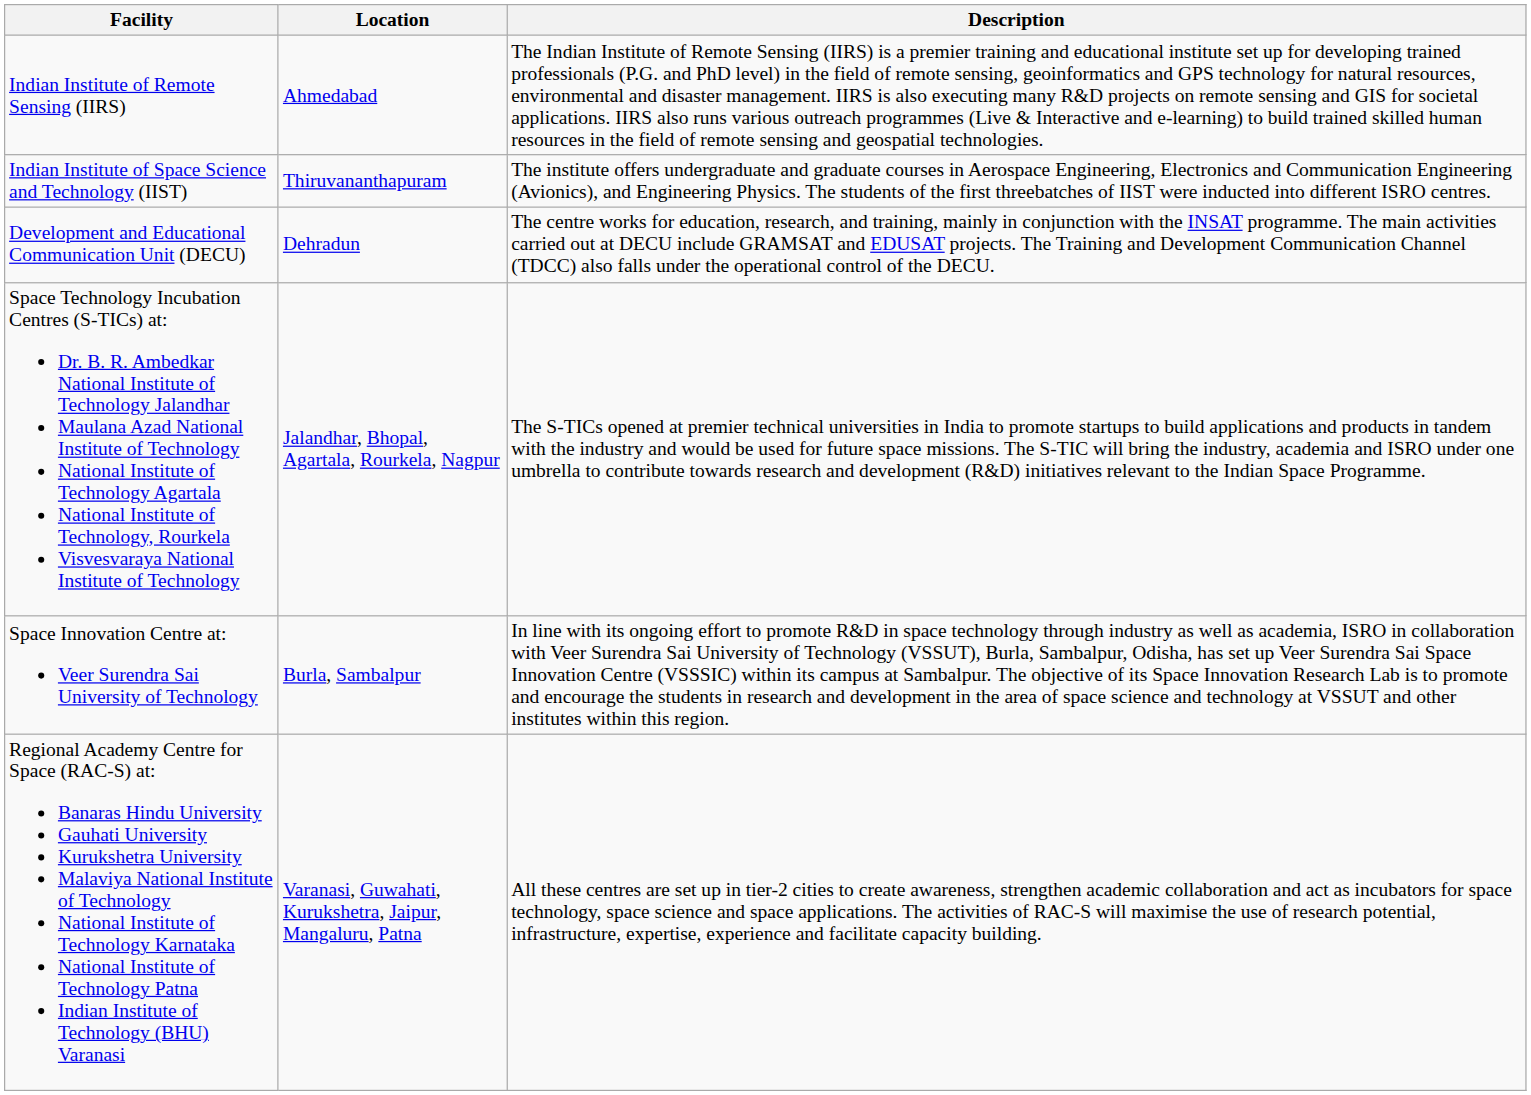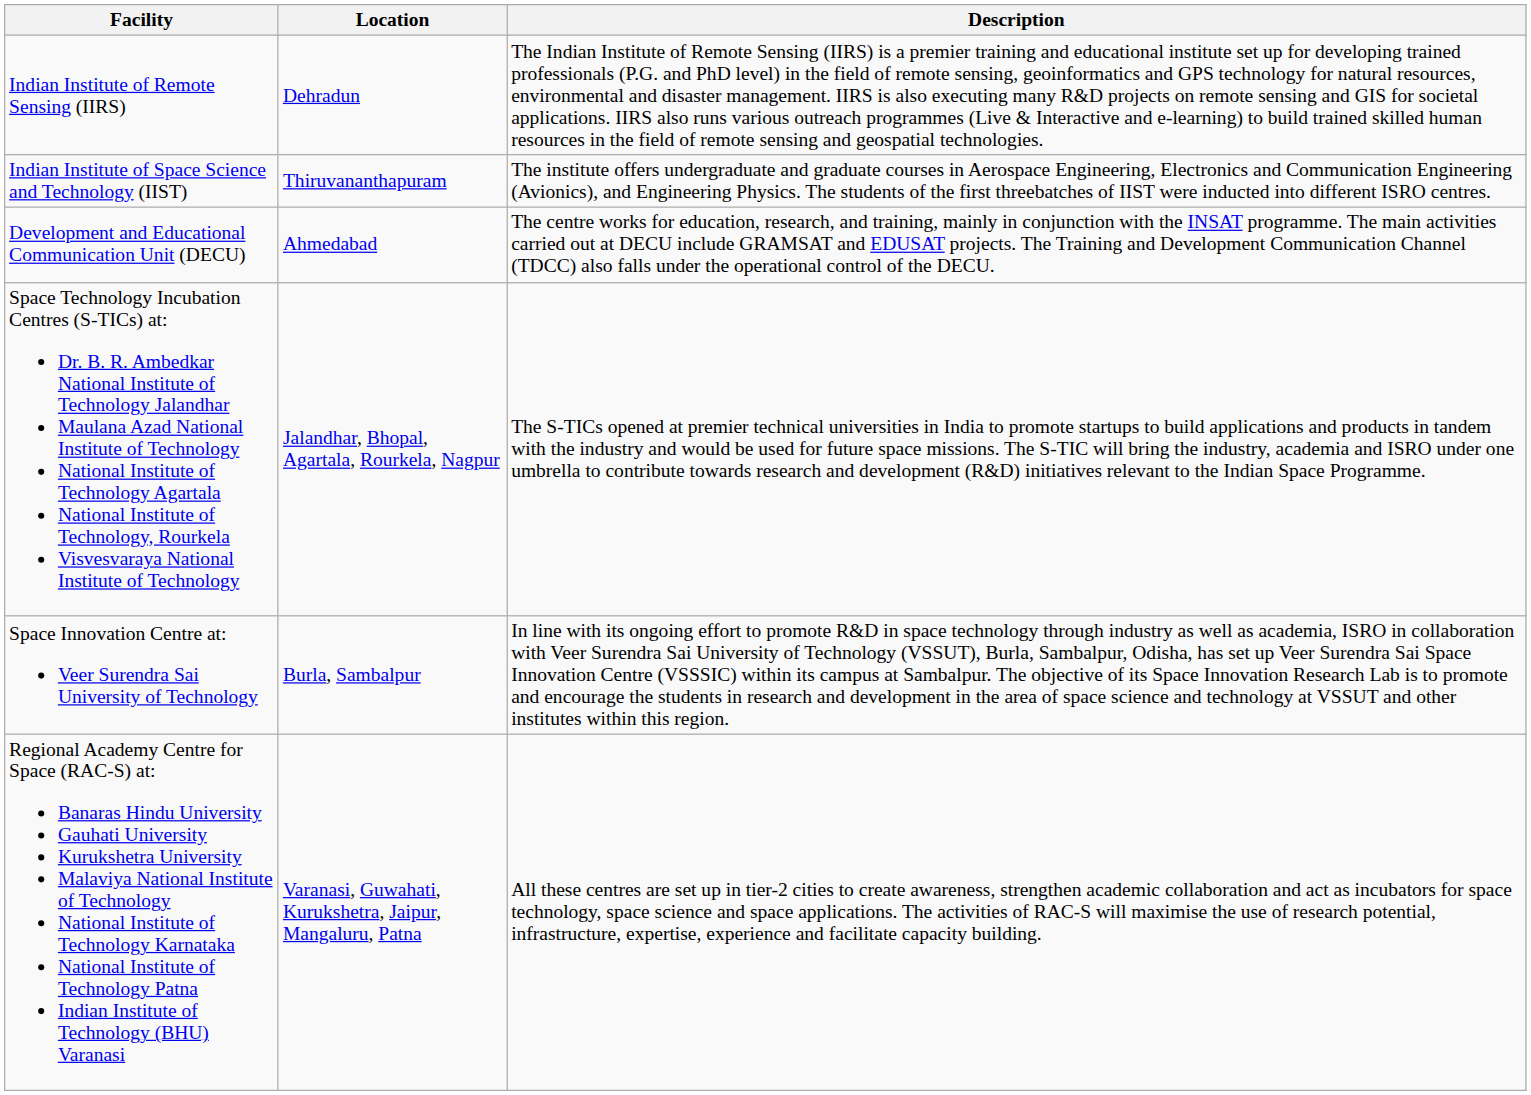(330, 94) Ahmedabad -> (321, 94) Dehradun
(321, 244) Dehradun -> (330, 244) Ahmedabad
